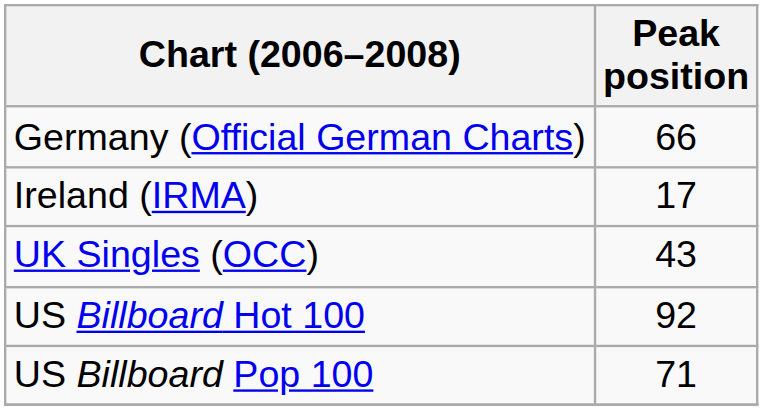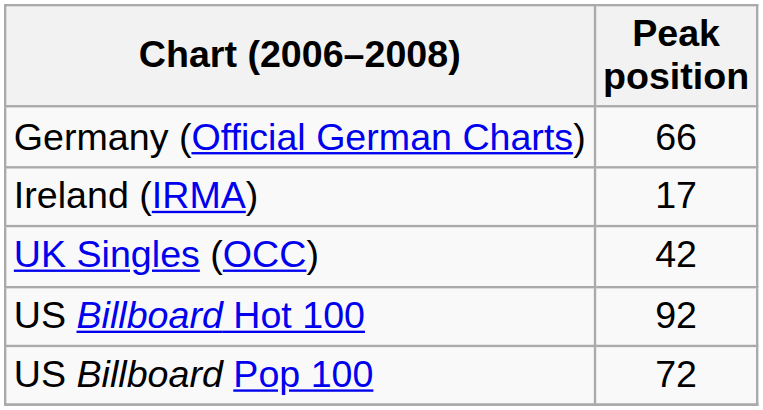(676, 255) 43 -> (676, 255) 42
(676, 374) 71 -> (676, 374) 72
